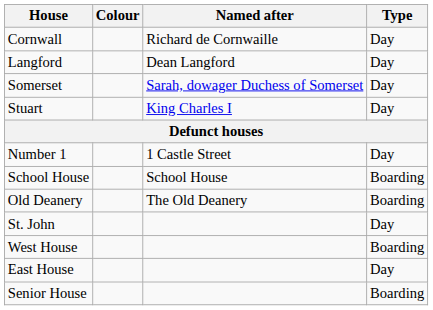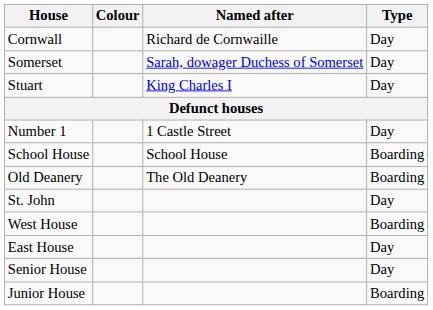- row: (35, 62)
(397, 293) Boarding -> (382, 270) Day
+ row: (46, 293)
